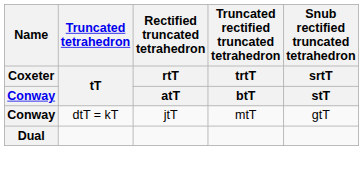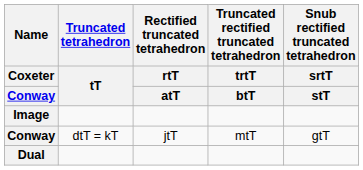+ row: (31, 115)
